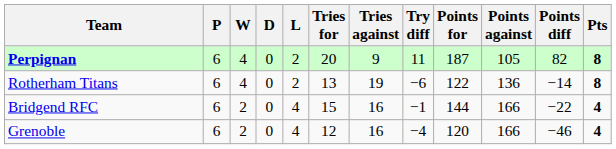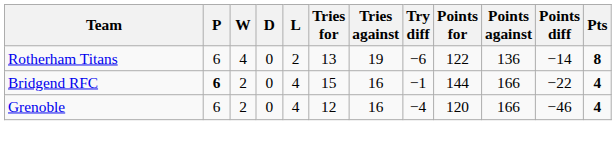- row: (42, 58)
(217, 107) normal -> (217, 82) bold
